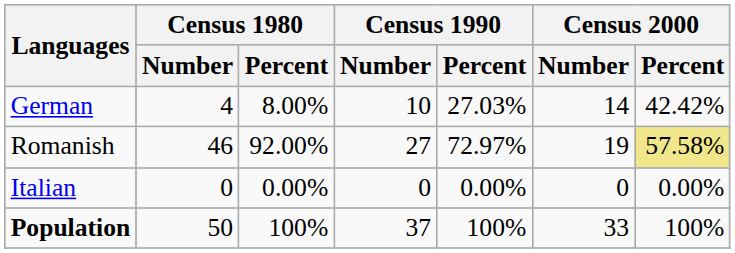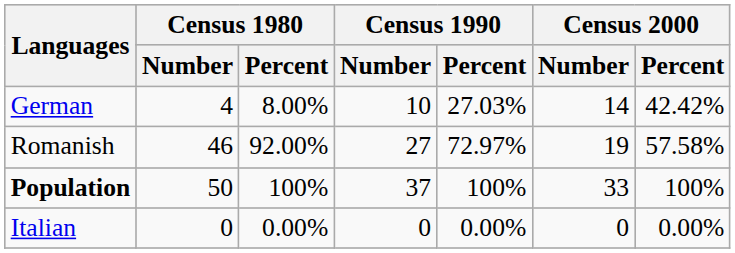(685, 146) khaki background -> (685, 146) no background
rows swapped: (43, 187) <-> (70, 227)
